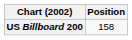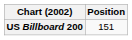(106, 27) 158 -> (106, 27) 151
